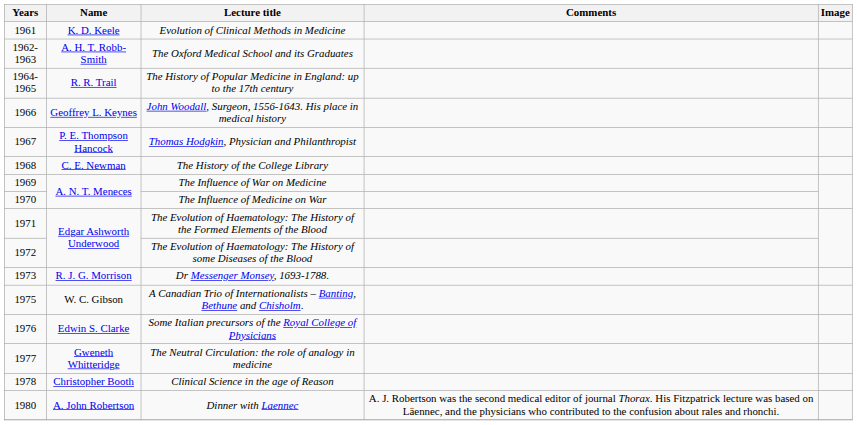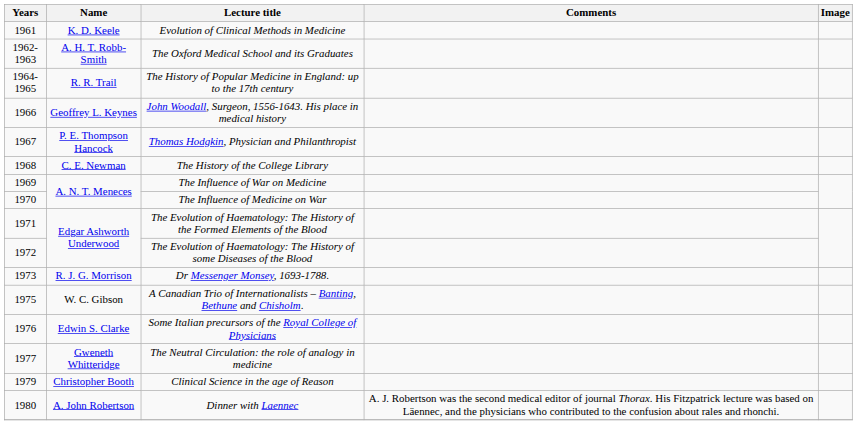(25, 382) 1978 -> (25, 382) 1979
